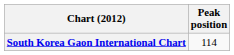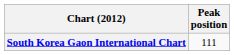(209, 42) 114 -> (209, 42) 111
